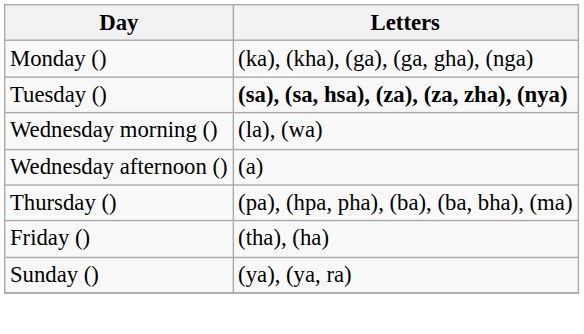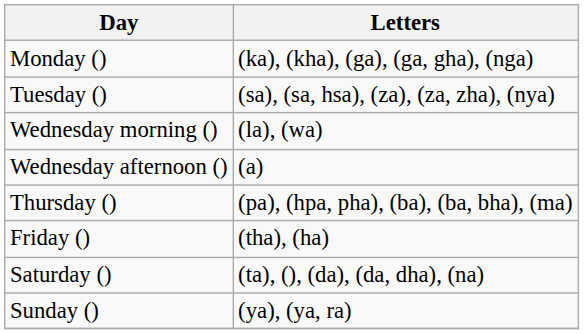(403, 94) bold -> (396, 94) normal
+ row: (61, 274)
